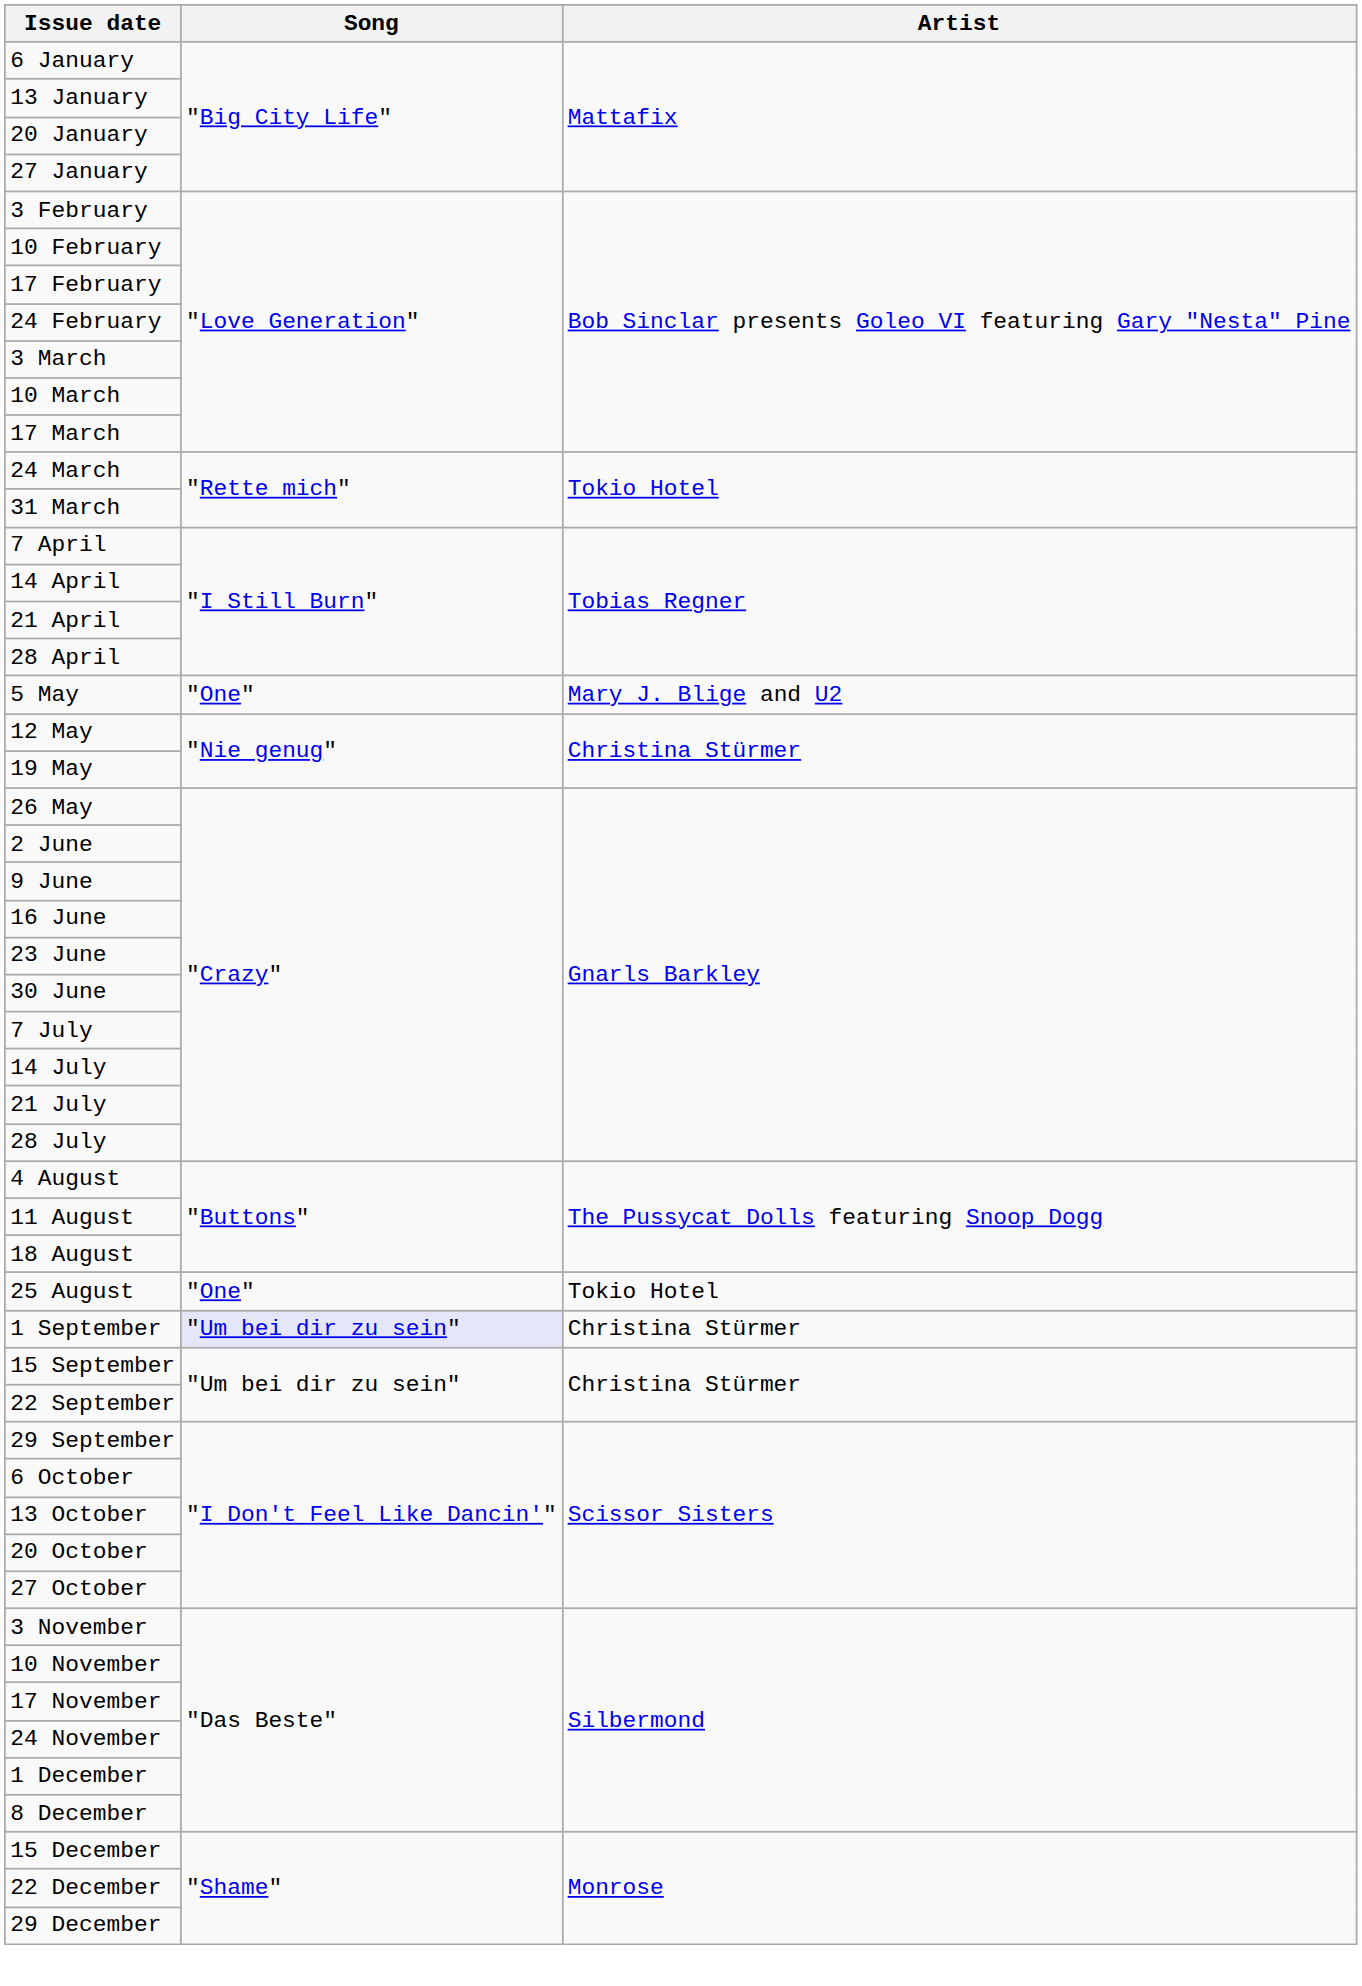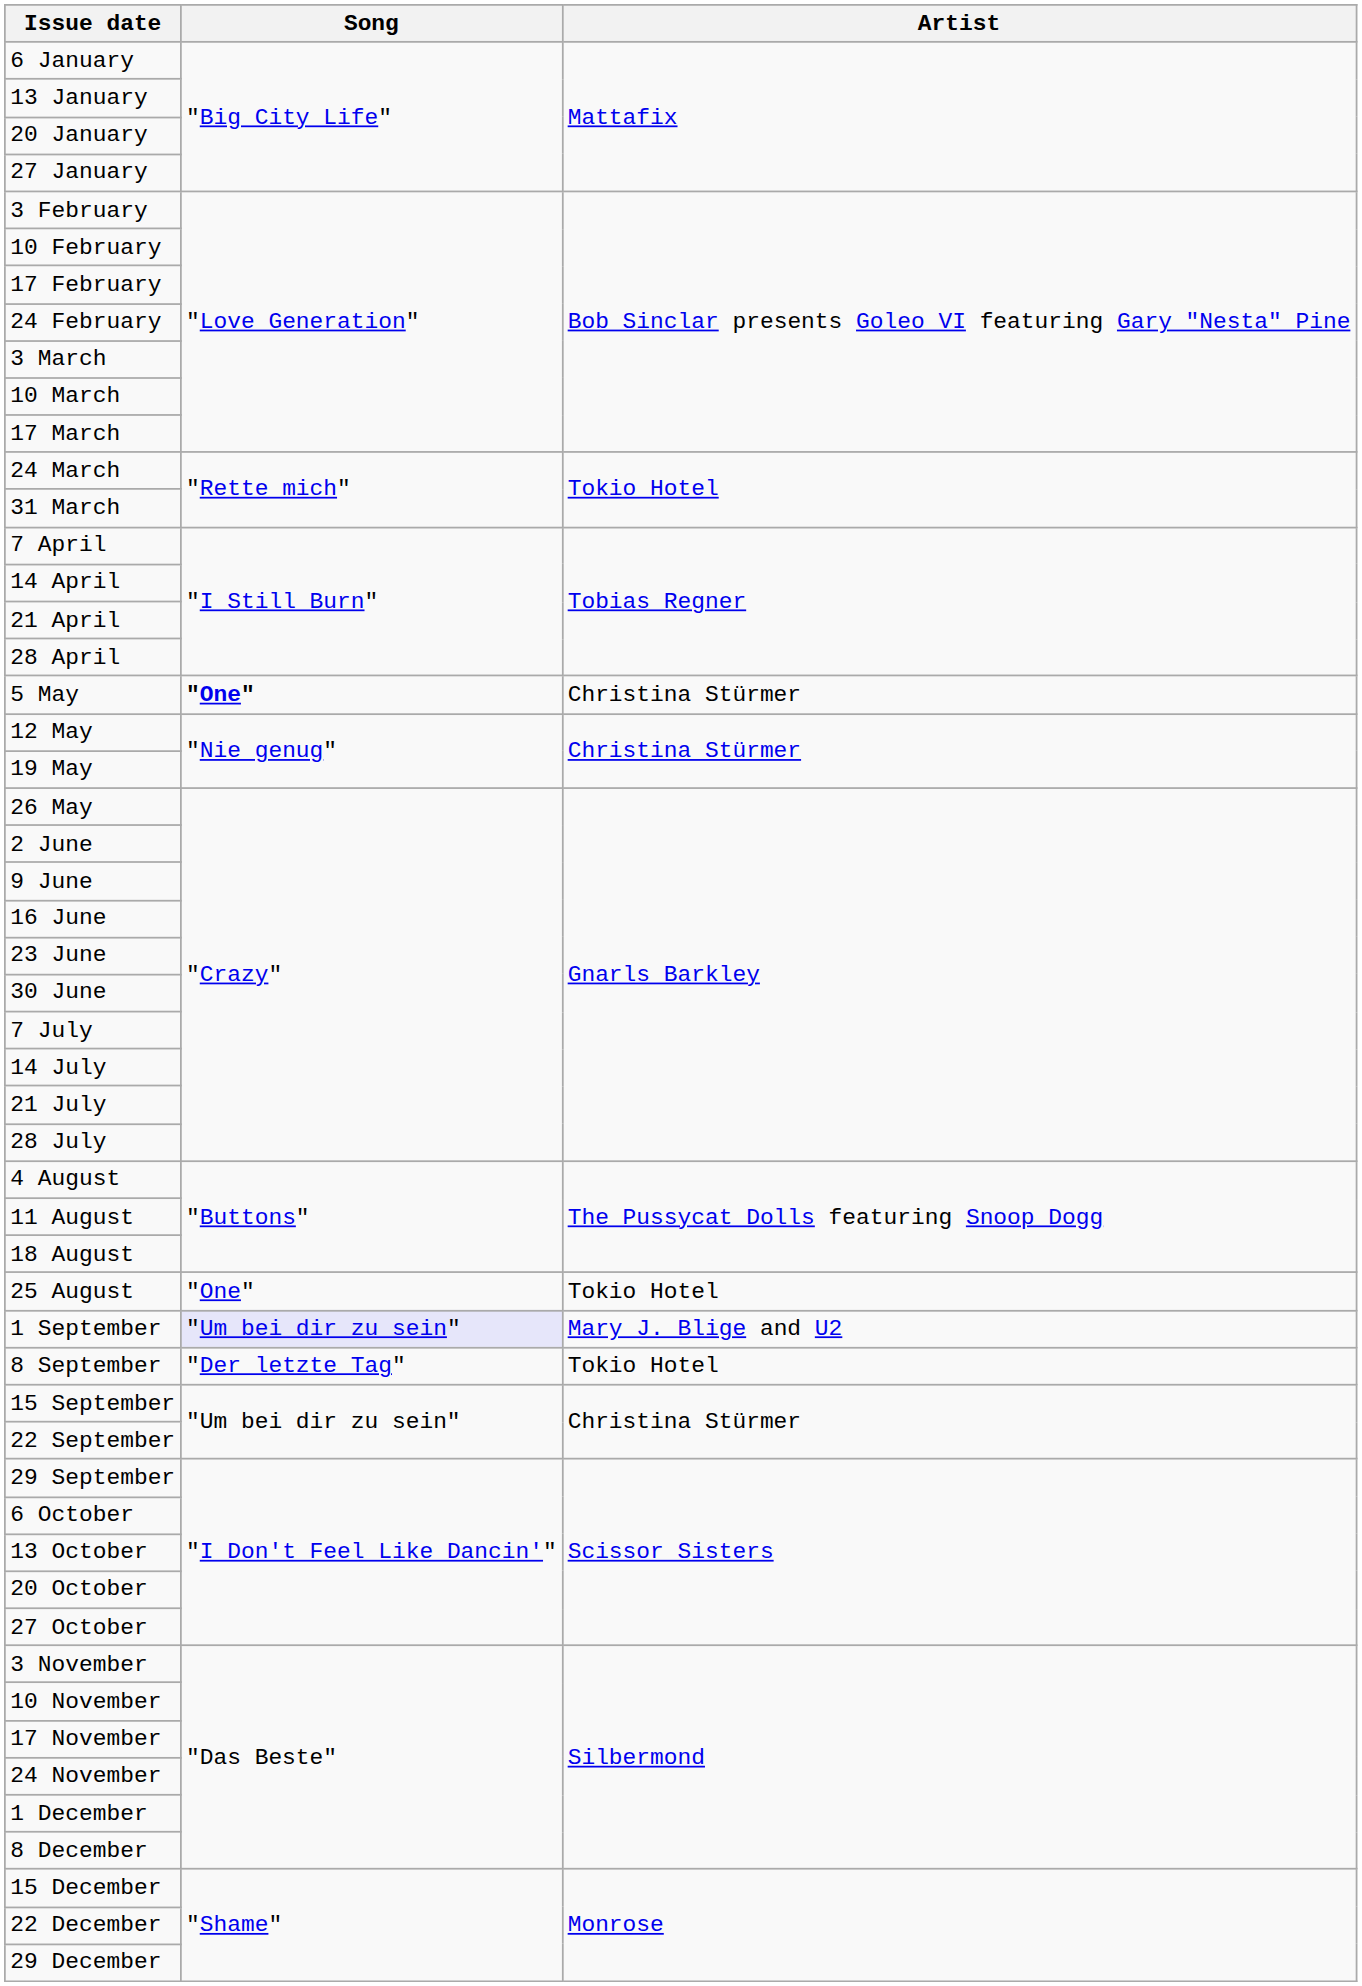(220, 695) normal -> (220, 695) bold
(705, 695) Mary J. Blige and U2 -> (684, 695) Christina Stürmer
(684, 1329) Christina Stürmer -> (705, 1329) Mary J. Blige and U2
+ row: (86, 1366)
